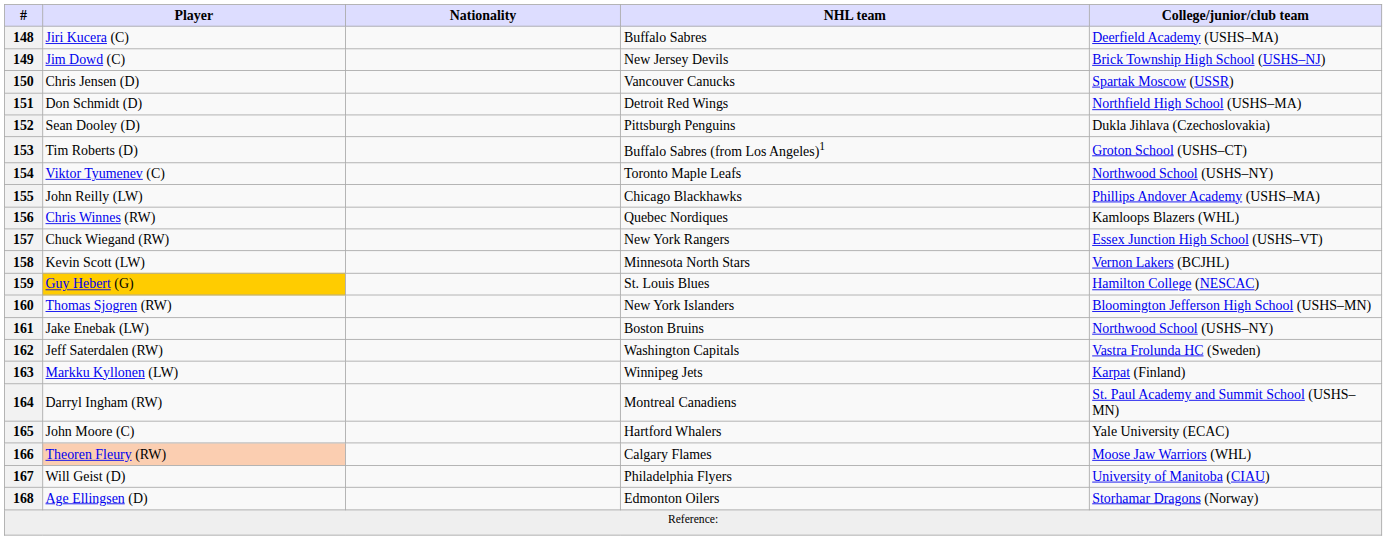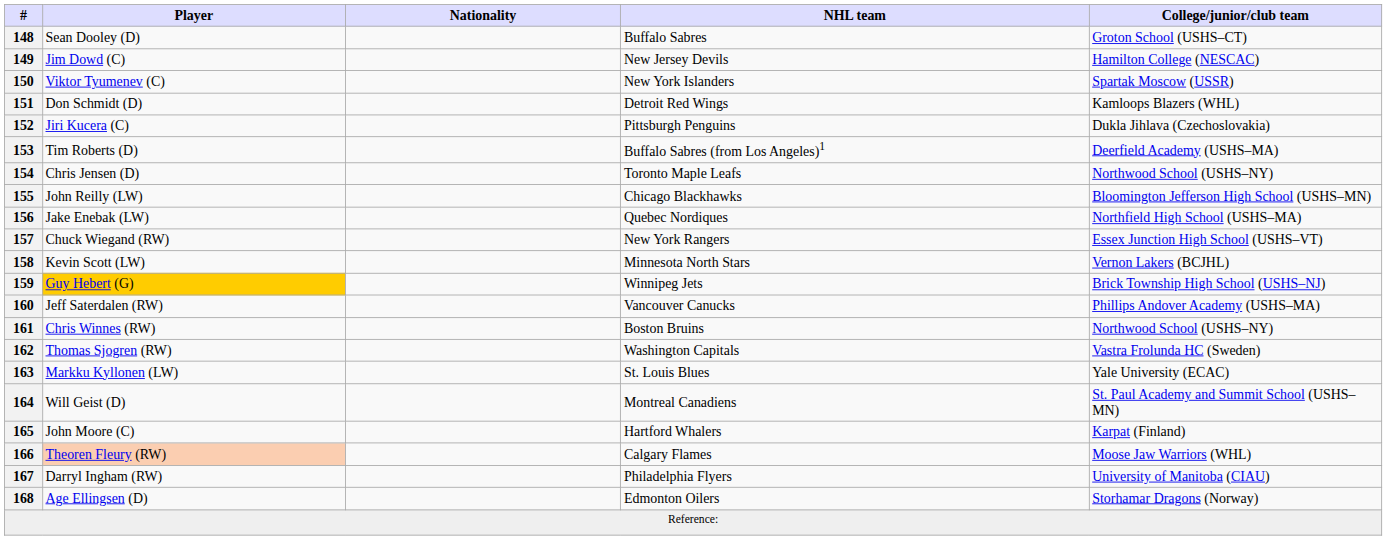(87, 37) Jiri Kucera (C) -> (93, 37) Sean Dooley (D)
(1185, 37) Deerfield Academy (USHS–MA) -> (1170, 37) Groton School (USHS–CT)
(1209, 59) Brick Township High School (USHS–NJ) -> (1176, 59) Hamilton College (NESCAC)
(92, 81) Chris Jensen (D) -> (105, 81) Viktor Tyumenev (C)
(679, 81) Vancouver Canucks -> (679, 81) New York Islanders
(1197, 103) Northfield High School (USHS–MA) -> (1166, 103) Kamloops Blazers (WHL)
(93, 125) Sean Dooley (D) -> (87, 125) Jiri Kucera (C)
(1170, 149) Groton School (USHS–CT) -> (1185, 149) Deerfield Academy (USHS–MA)
(105, 173) Viktor Tyumenev (C) -> (92, 173) Chris Jensen (D)
(1206, 195) Phillips Andover Academy (USHS–MA) -> (1232, 195) Bloomington Jefferson High School (USHS–MN)
(100, 217) Chris Winnes (RW) -> (97, 217) Jake Enebak (LW)
(1166, 217) Kamloops Blazers (WHL) -> (1197, 217) Northfield High School (USHS–MA)
(667, 284) St. Louis Blues -> (663, 284) Winnipeg Jets
(1176, 284) Hamilton College (NESCAC) -> (1209, 284) Brick Township High School (USHS–NJ)
(109, 306) Thomas Sjogren (RW) -> (104, 306) Jeff Saterdalen (RW)
(679, 306) New York Islanders -> (679, 306) Vancouver Canucks
(1232, 306) Bloomington Jefferson High School (USHS–MN) -> (1206, 306) Phillips Andover Academy (USHS–MA)
(97, 328) Jake Enebak (LW) -> (100, 328) Chris Winnes (RW)
(104, 350) Jeff Saterdalen (RW) -> (109, 350) Thomas Sjogren (RW)
(663, 372) Winnipeg Jets -> (667, 372) St. Louis Blues
(1139, 372) Karpat (Finland) -> (1161, 372) Yale University (ECAC)
(104, 402) Darryl Ingham (RW) -> (85, 402) Will Geist (D)
(1161, 432) Yale University (ECAC) -> (1139, 432) Karpat (Finland)
(85, 476) Will Geist (D) -> (104, 476) Darryl Ingham (RW)
